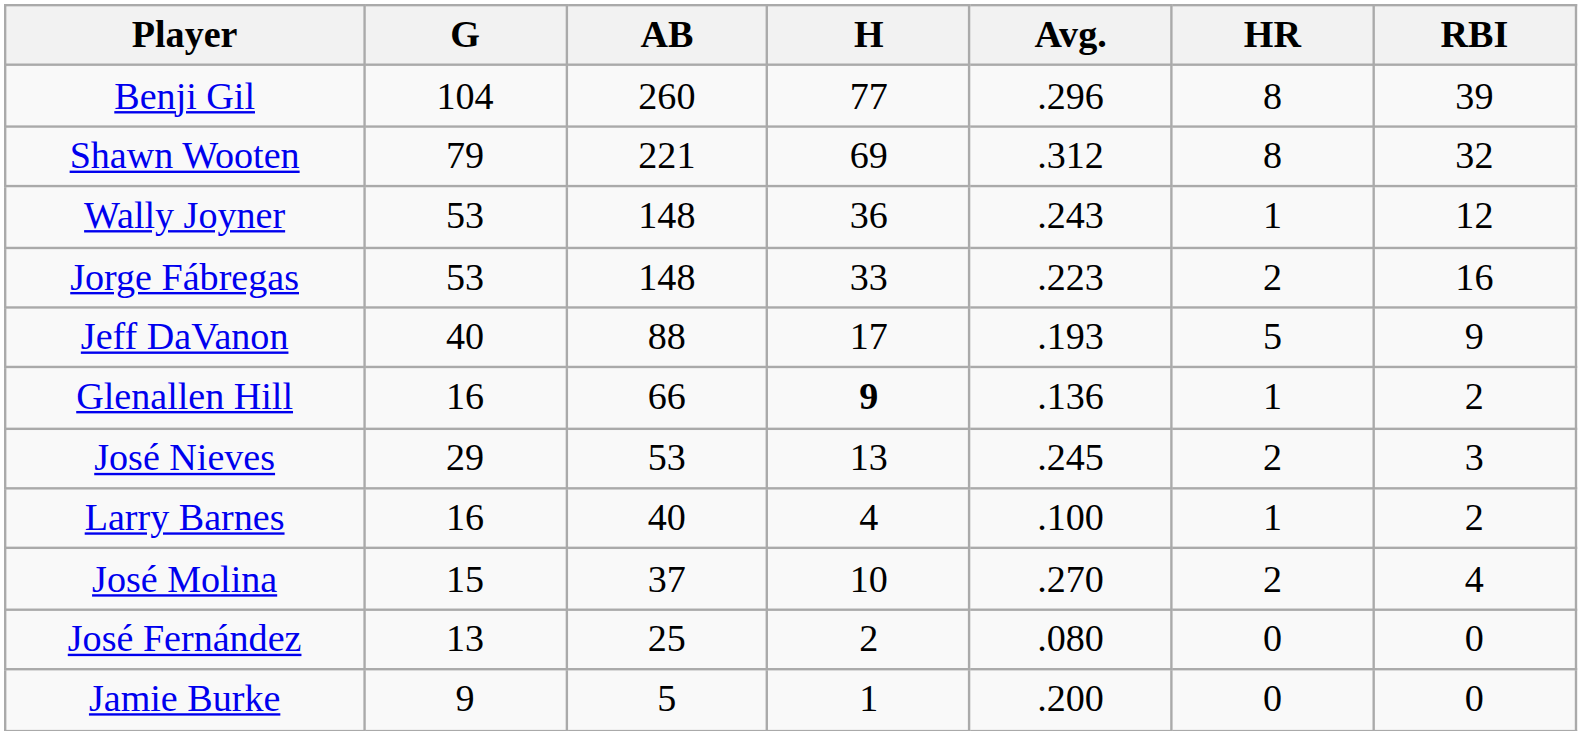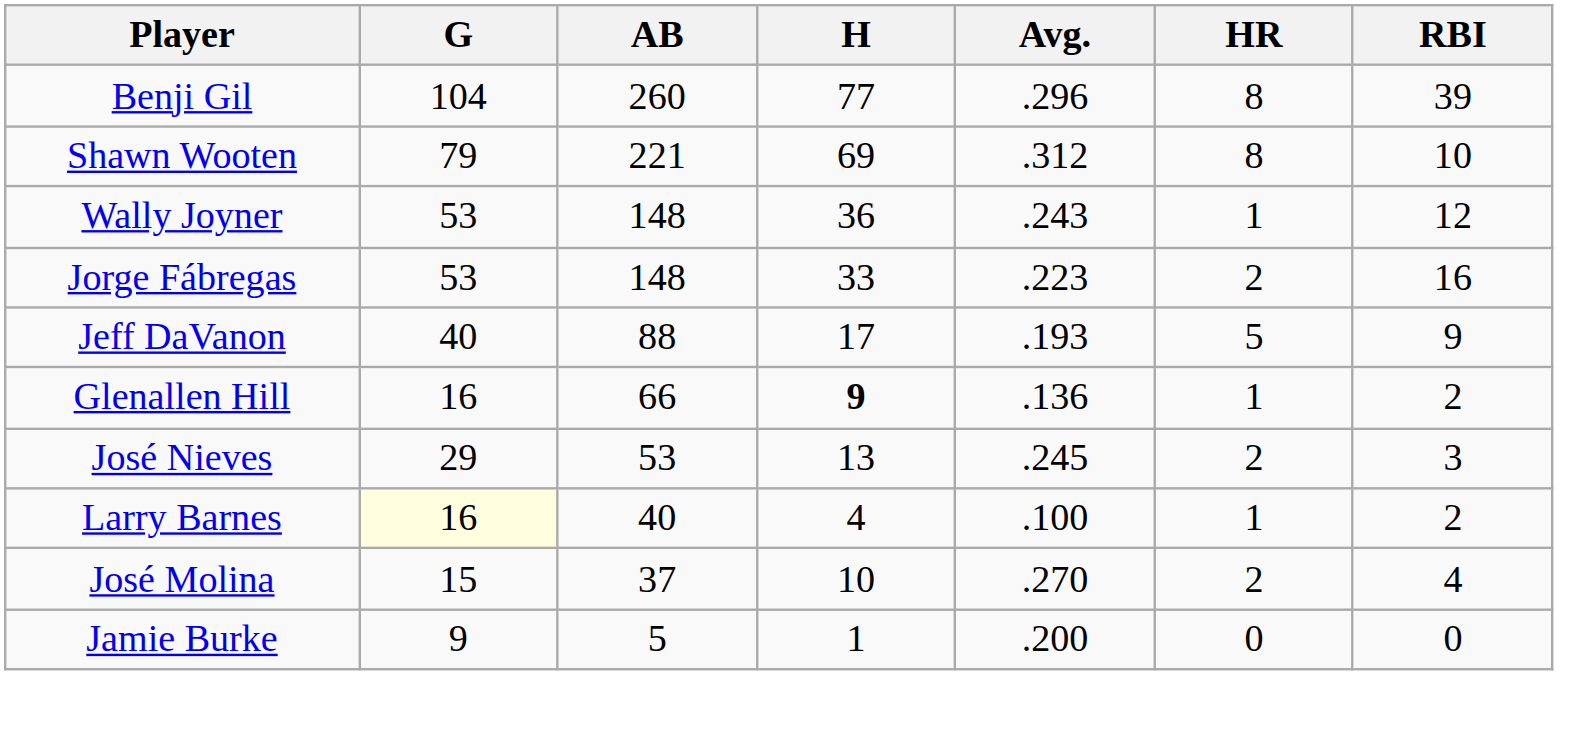(1474, 155) 32 -> (1453, 155) 10
(465, 517) no background -> (458, 517) lightyellow background
- row: (185, 638)
